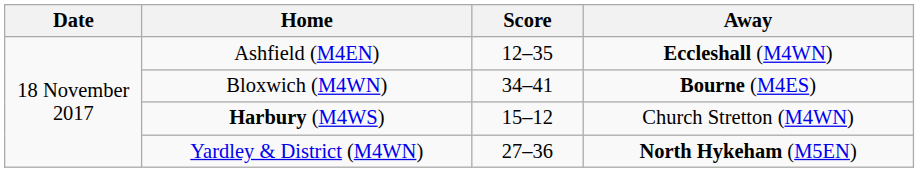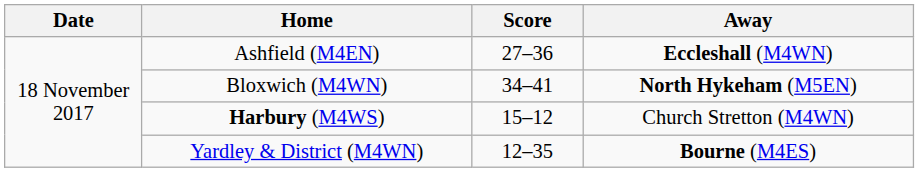(527, 53) 12–35 -> (527, 53) 27–36
(748, 85) Bourne (M4ES) -> (748, 85) North Hykeham (M5EN)
(527, 150) 27–36 -> (527, 150) 12–35
(748, 150) North Hykeham (M5EN) -> (748, 150) Bourne (M4ES)
